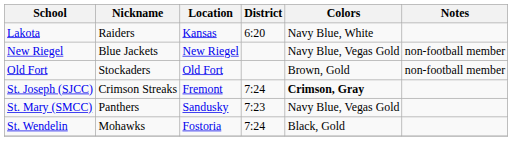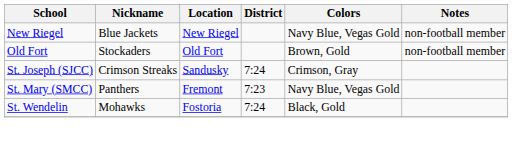- row: (24, 32)
(203, 88) Fremont -> (206, 70) Sandusky
(326, 88) bold -> (323, 70) normal
(206, 107) Sandusky -> (203, 88) Fremont
